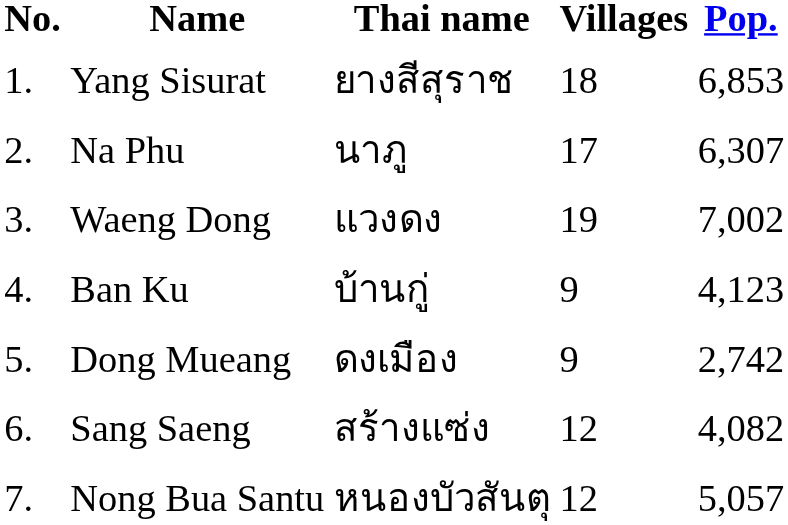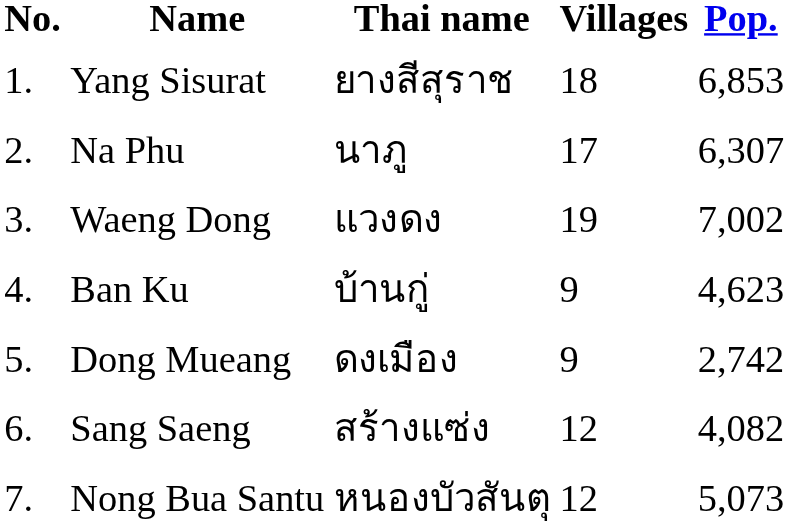(741, 288) 4,123 -> (741, 288) 4,623
(741, 496) 5,057 -> (741, 496) 5,073
